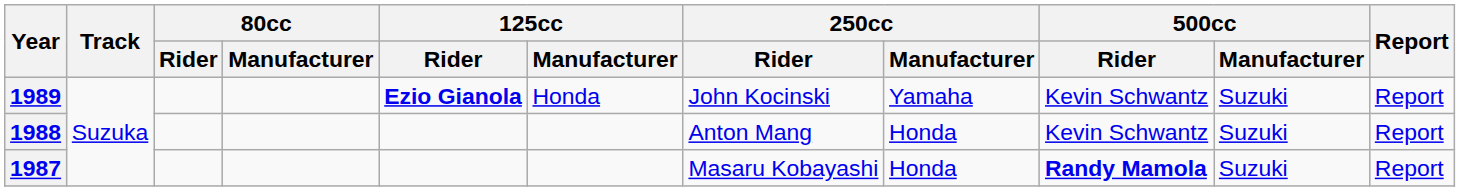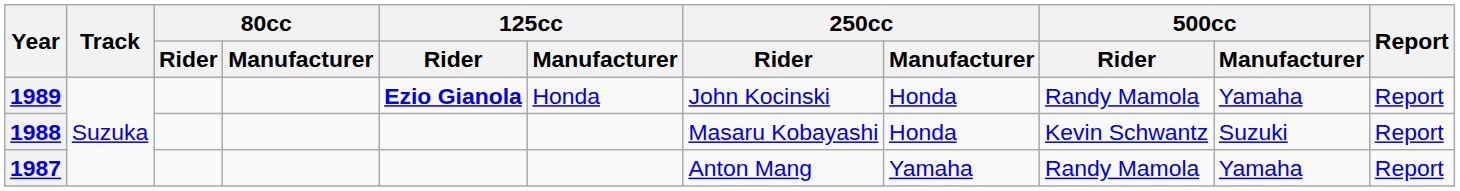(931, 96) Yamaha -> (923, 96) Honda
(1127, 96) Kevin Schwantz -> (1122, 96) Randy Mamola
(1253, 96) Suzuki -> (1261, 96) Yamaha
(750, 132) Anton Mang -> (783, 132) Masaru Kobayashi
(783, 168) Masaru Kobayashi -> (750, 168) Anton Mang
(923, 168) Honda -> (931, 168) Yamaha
(1126, 168) bold -> (1122, 168) normal
(1253, 168) Suzuki -> (1261, 168) Yamaha
